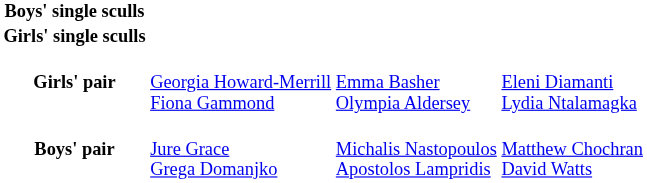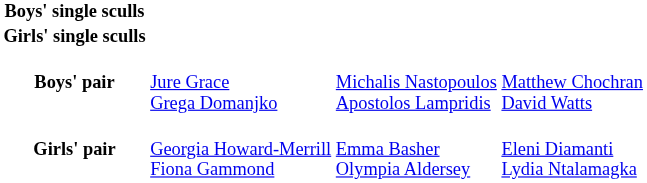rows swapped: (75, 148) <-> (74, 82)
